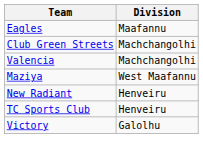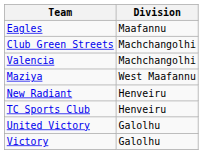+ row: (48, 125)
